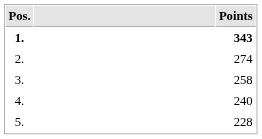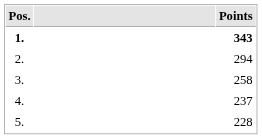(243, 59) 274 -> (243, 59) 294
(243, 101) 240 -> (243, 101) 237
